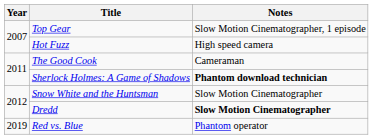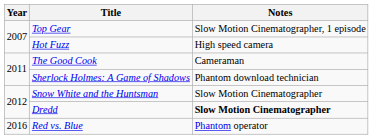(261, 77) bold -> (257, 77) normal
(17, 126) 2019 -> (17, 126) 2016
